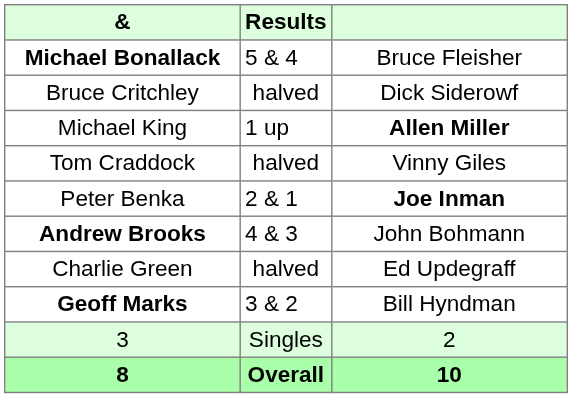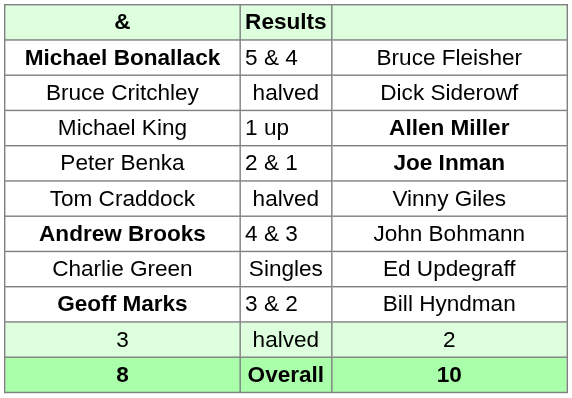rows swapped: (122, 163) <-> (122, 198)
(286, 268) halved -> (286, 268) Singles
(286, 339) Singles -> (286, 339) halved
